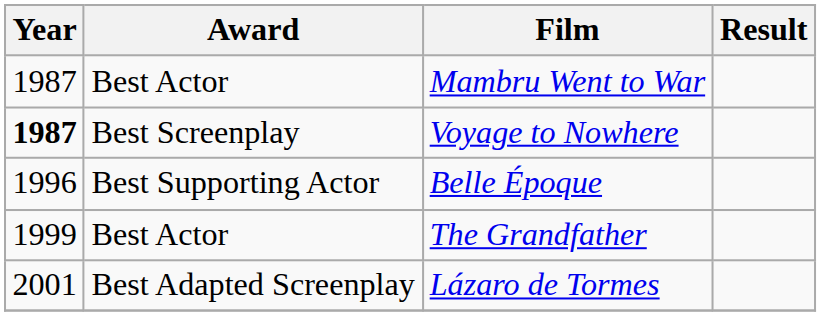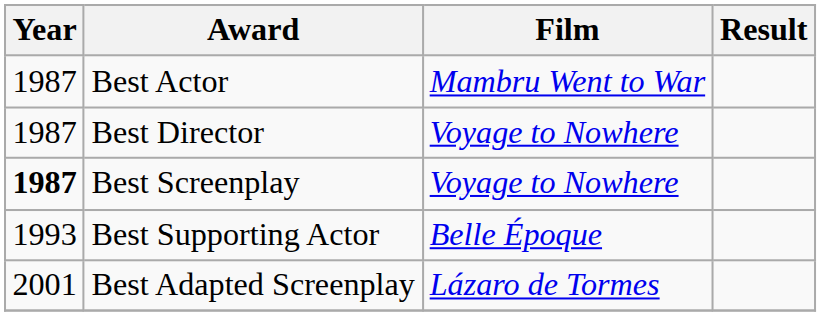+ row: (178, 132)
(45, 183) 1996 -> (45, 234) 1993
- row: (160, 234)
